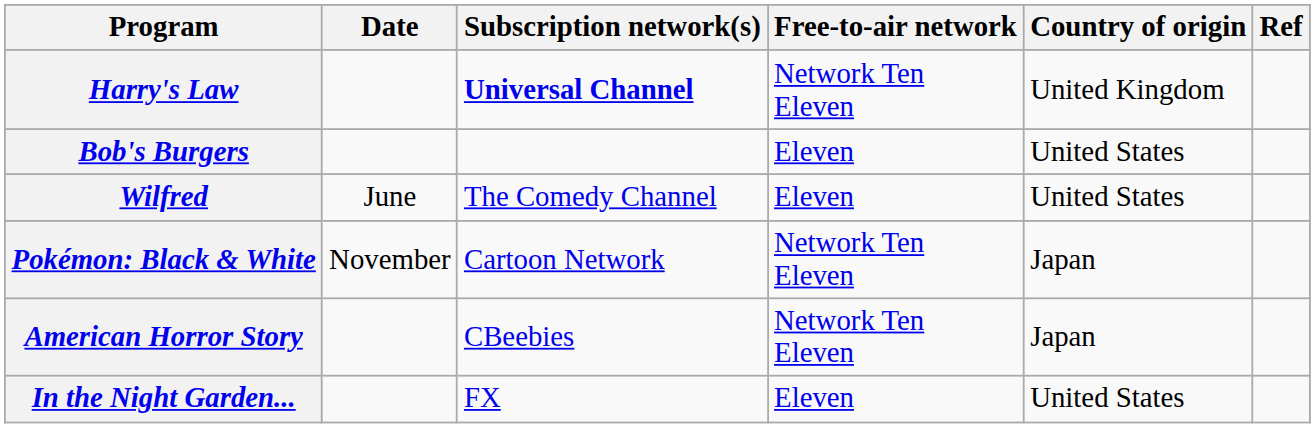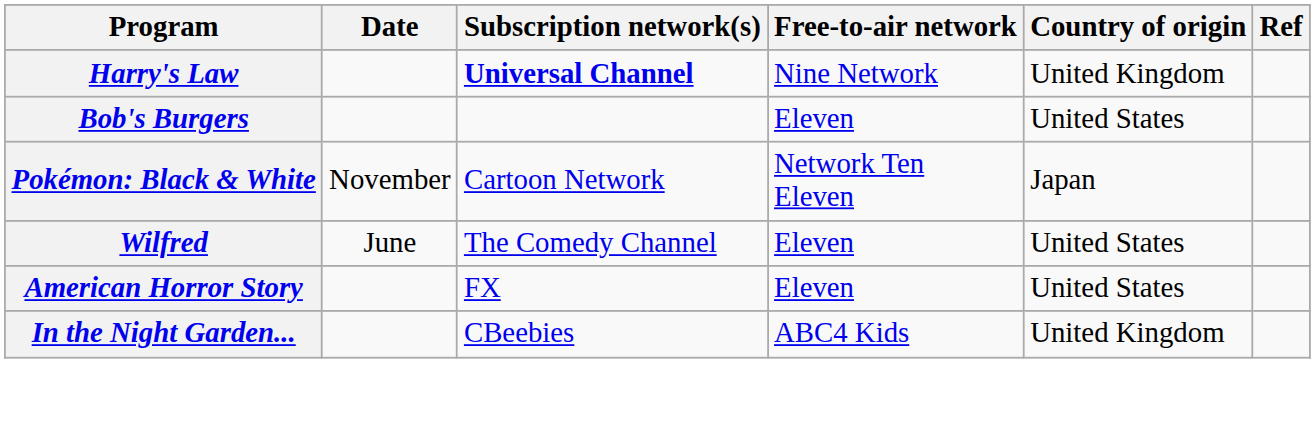(849, 89) Network Ten Eleven -> (856, 73) Nine Network
rows swapped: (164, 196) <-> (164, 258)
(519, 336) CBeebies -> (482, 288) FX
(849, 336) Network Ten Eleven -> (814, 288) Eleven
(1063, 336) Japan -> (1107, 288) United States
(482, 398) FX -> (519, 333) CBeebies
(814, 398) Eleven -> (842, 333) ABC4 Kids
(1107, 398) United States -> (1127, 333) United Kingdom
